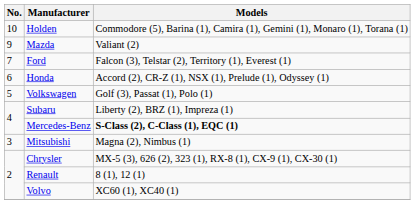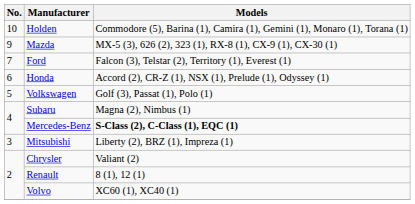(117, 45) Valiant (2) -> (216, 45) MX-5 (3), 626 (2), 323 (1), RX-8 (1), CX-9 (1), CX-30 (1)
(164, 110) Liberty (2), BRZ (1), Impreza (1) -> (143, 110) Magna (2), Nimbus (1)
(143, 142) Magna (2), Nimbus (1) -> (164, 142) Liberty (2), BRZ (1), Impreza (1)
(216, 158) MX-5 (3), 626 (2), 323 (1), RX-8 (1), CX-9 (1), CX-30 (1) -> (117, 158) Valiant (2)
